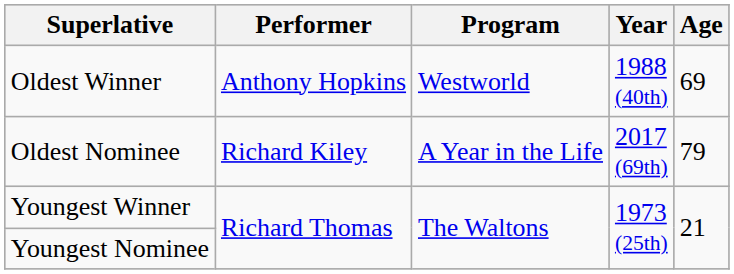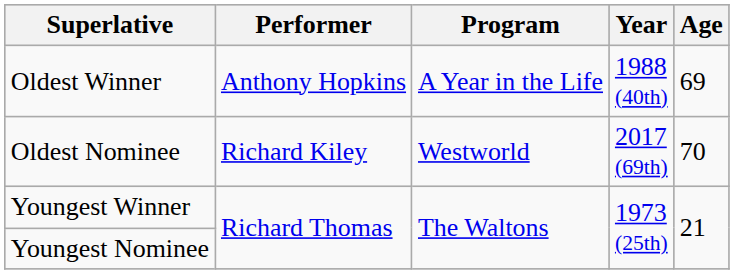(474, 80) Westworld -> (510, 80) A Year in the Life
(510, 151) A Year in the Life -> (474, 151) Westworld
(693, 151) 79 -> (693, 151) 70
